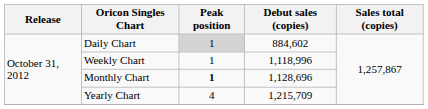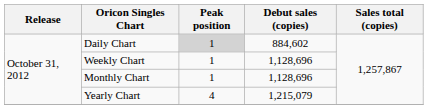(290, 60) 1,118,996 -> (290, 60) 1,128,696
(212, 78) bold -> (212, 78) normal
(290, 95) 1,215,709 -> (290, 95) 1,215,079
